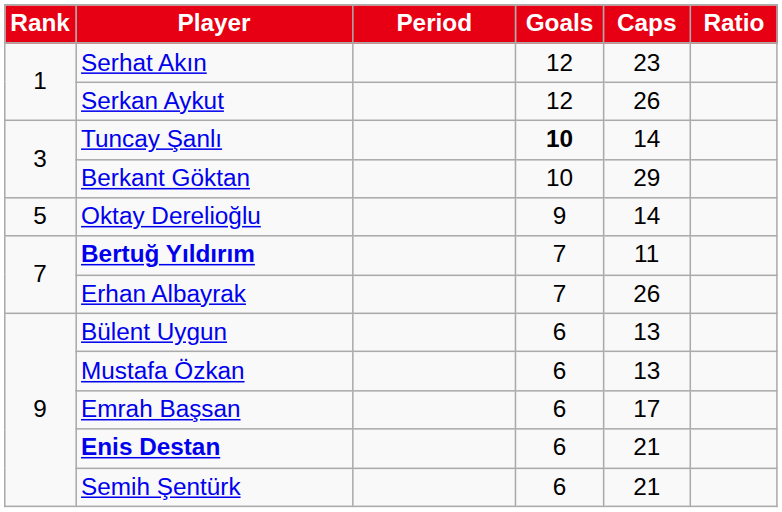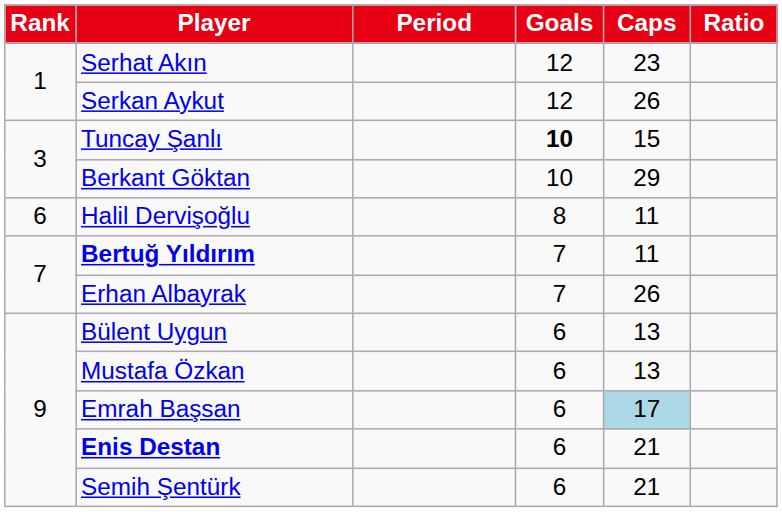(647, 139) 14 -> (647, 139) 15
- row: (171, 216)
+ row: (166, 216)
(647, 409) no background -> (647, 409) lightblue background
